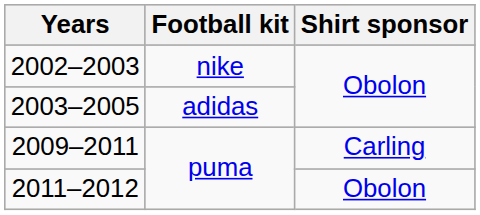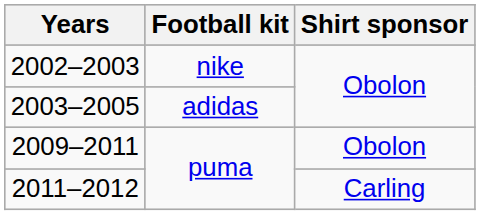(385, 147) Carling -> (385, 147) Obolon
(385, 188) Obolon -> (385, 188) Carling
